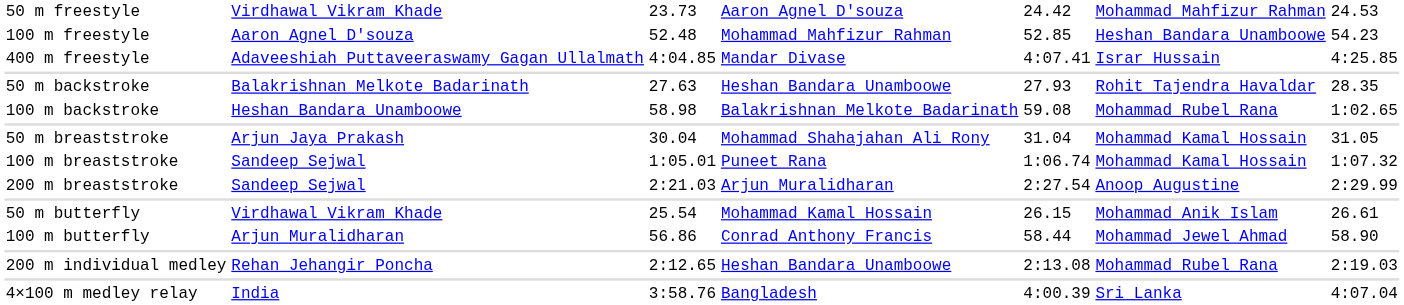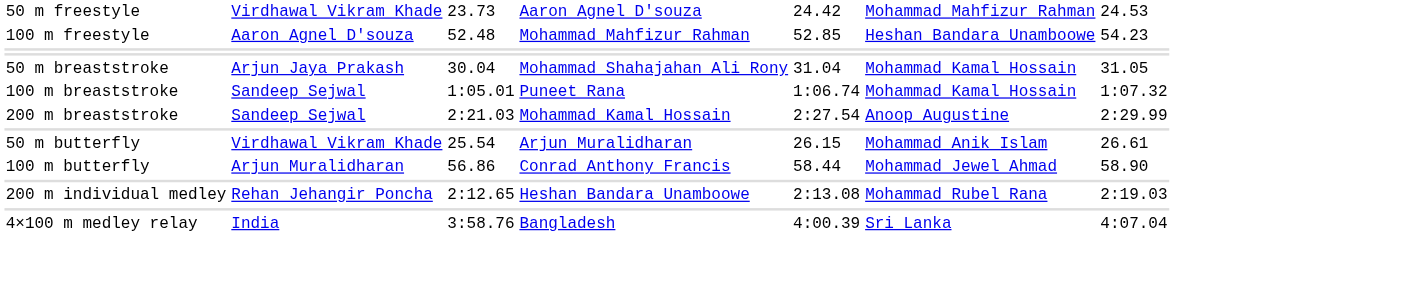- row: (78, 59)
- row: (78, 87)
- row: (82, 110)
(807, 185) Arjun Muralidharan -> (625, 115) Mohammad Kamal Hossain
(827, 214) Mohammad Kamal Hossain -> (606, 144) Arjun Muralidharan
